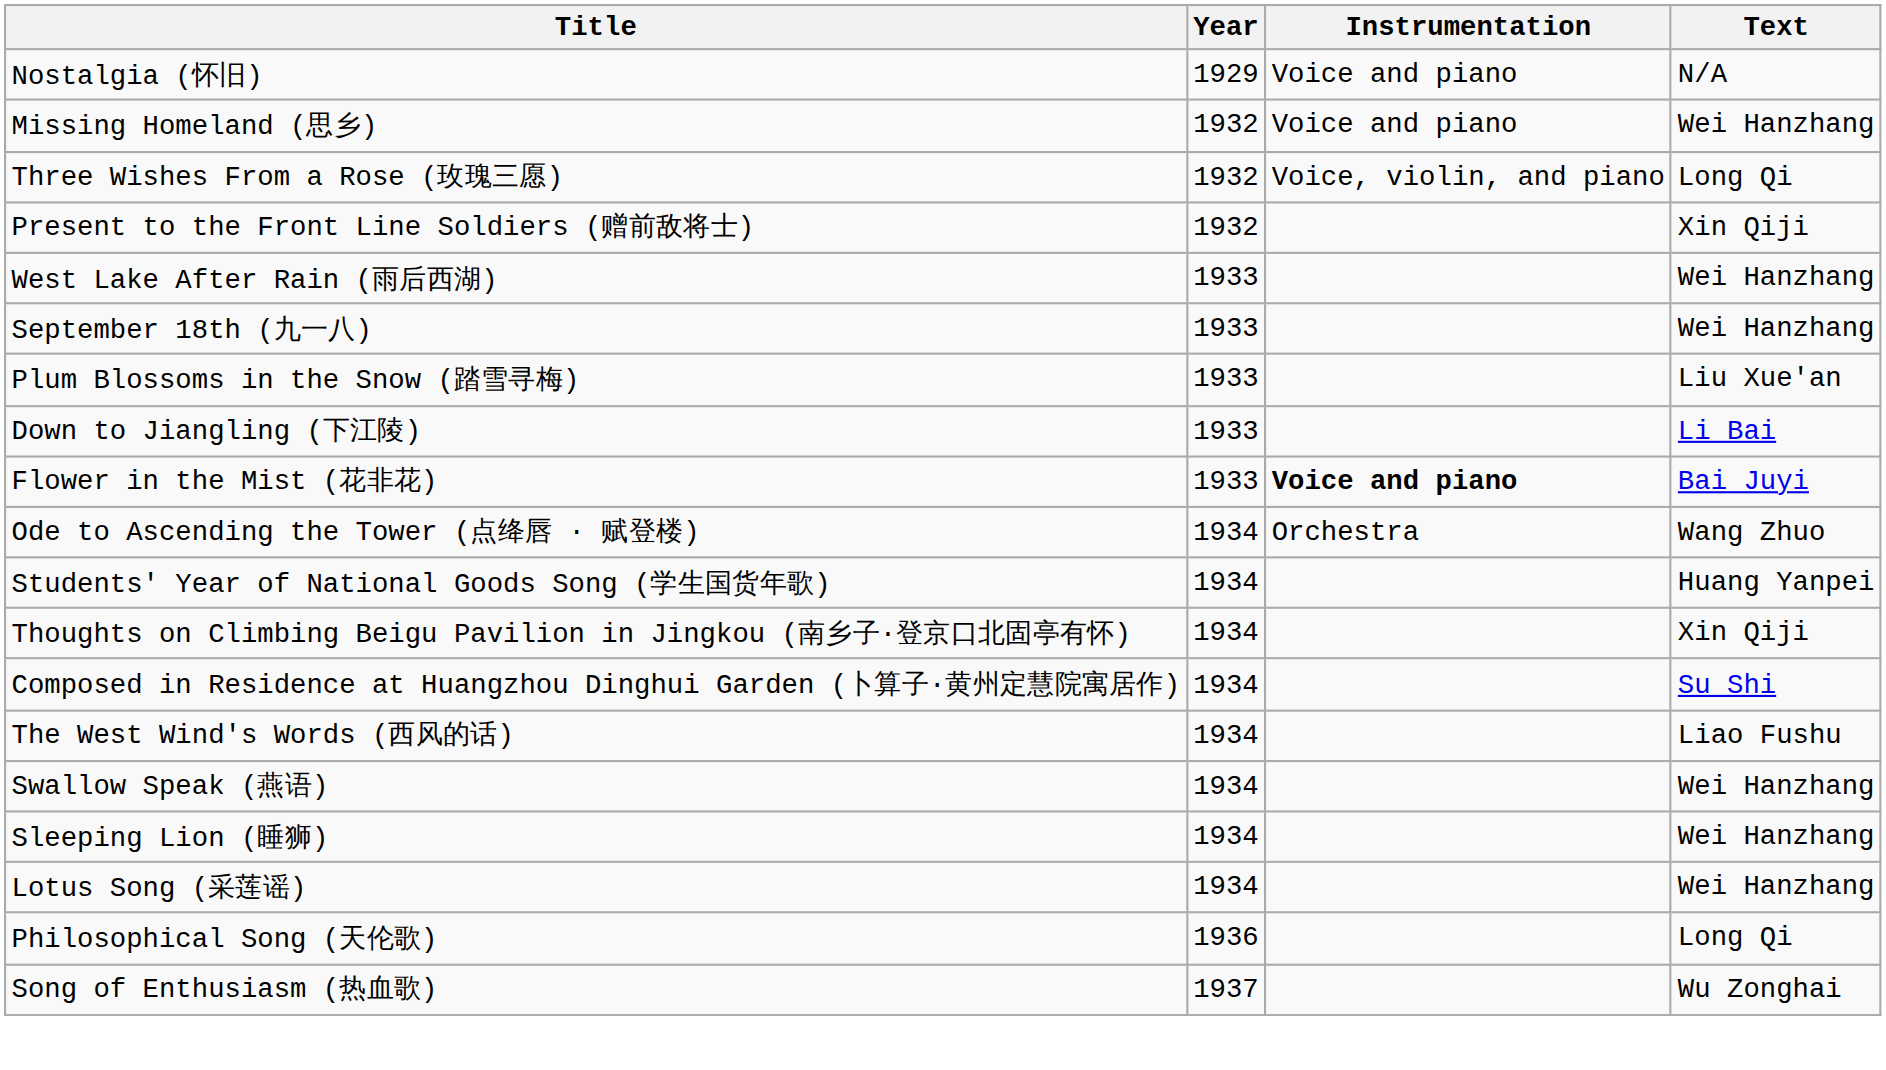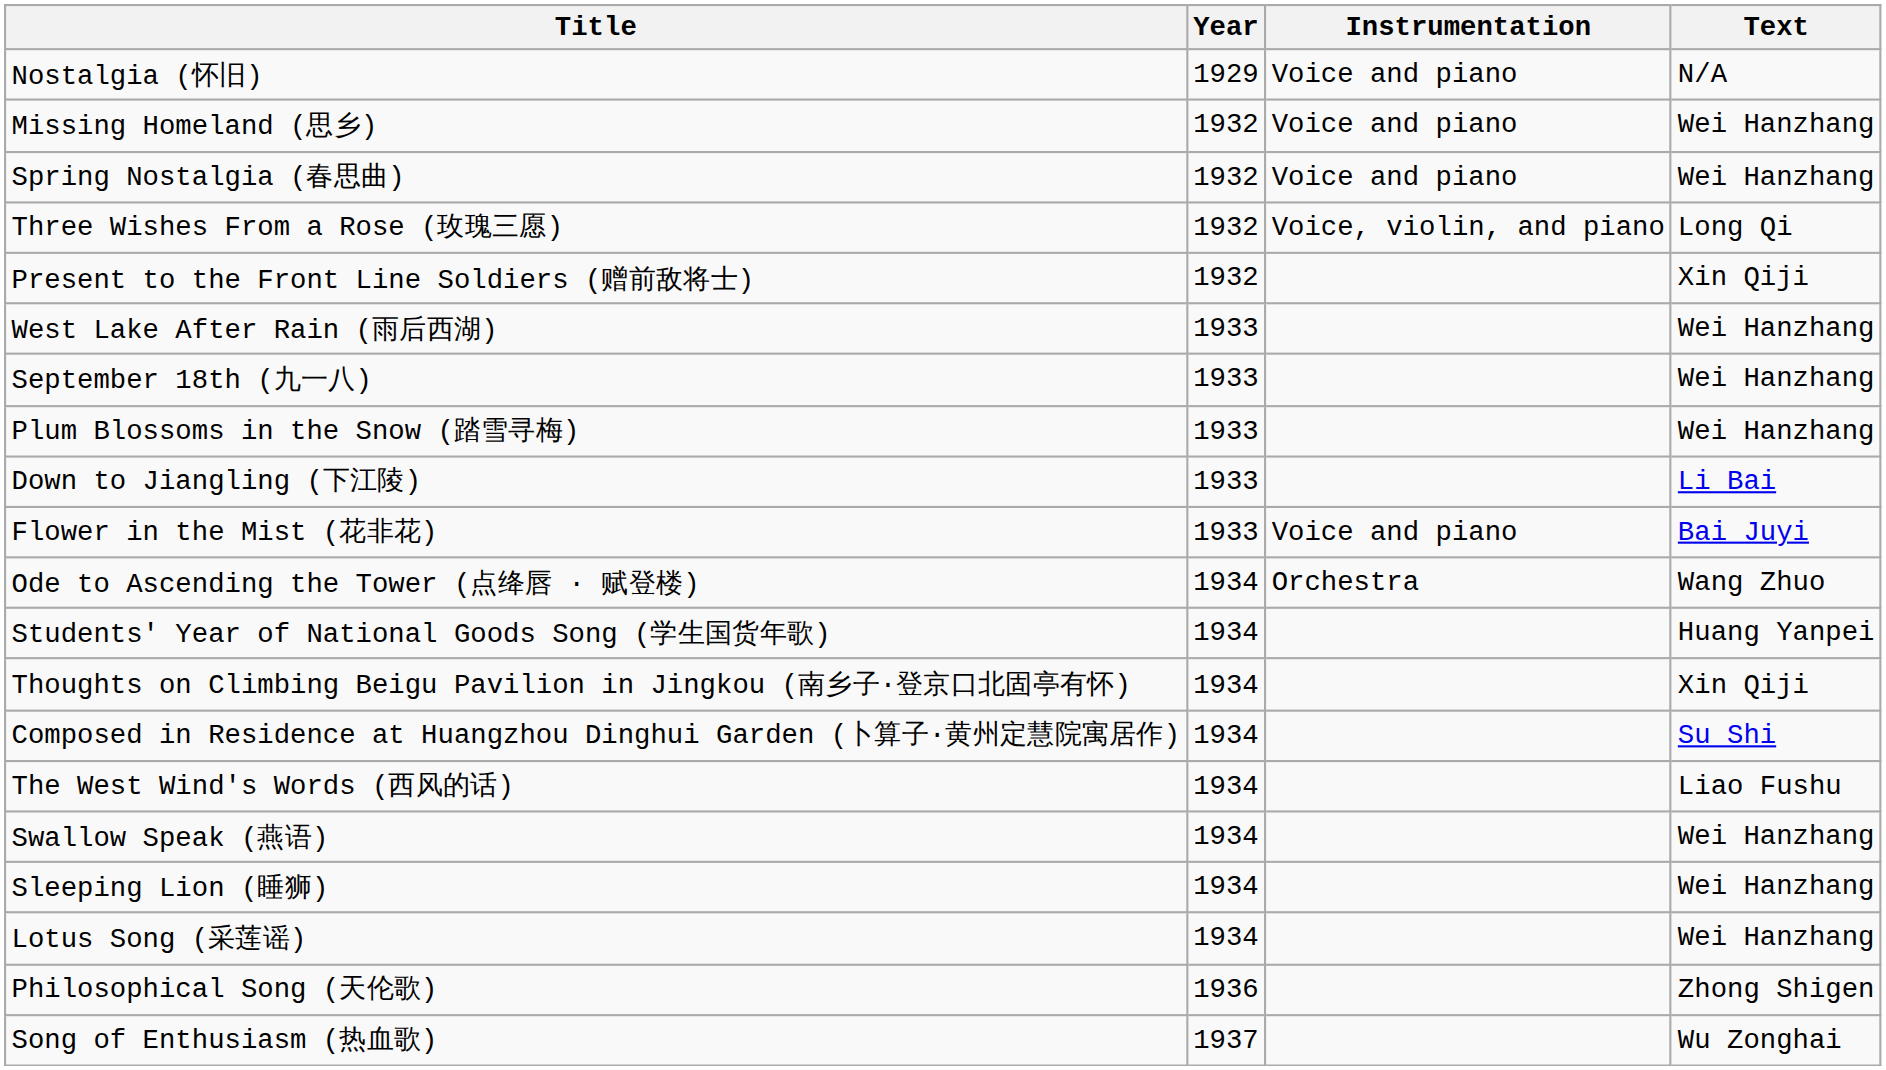+ row: (208, 178)
(1760, 380) Liu Xue'an -> (1776, 430) Wei Hanzhang
(1395, 481) bold -> (1395, 532) normal
(1735, 938) Long Qi -> (1776, 989) Zhong Shigen
